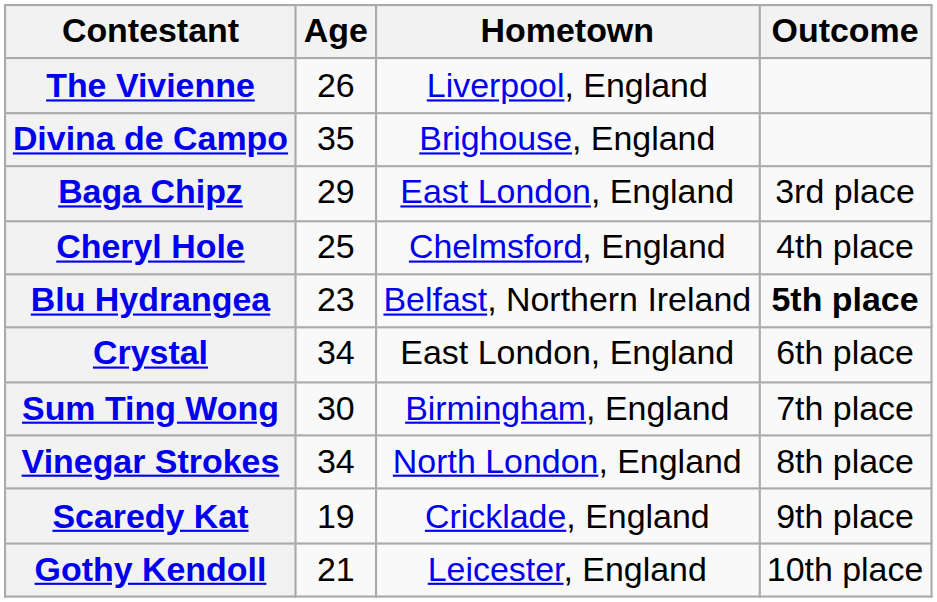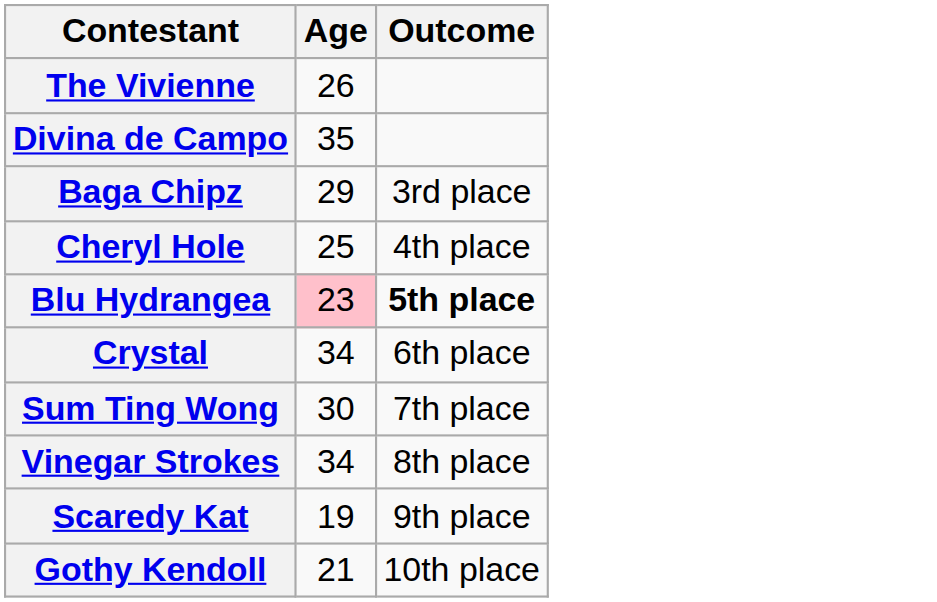- column: (567, 31)
(336, 300) no background -> (336, 300) pink background
